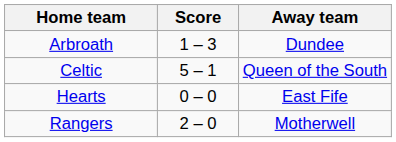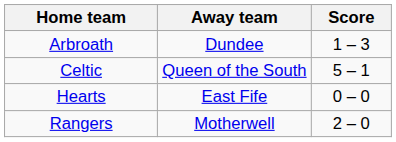columns swapped: (198, 17) <-> (315, 17)
